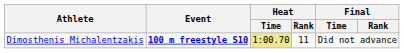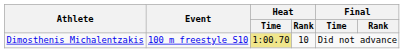(198, 40) bold -> (198, 40) normal
(304, 40) 11 -> (304, 40) 10
